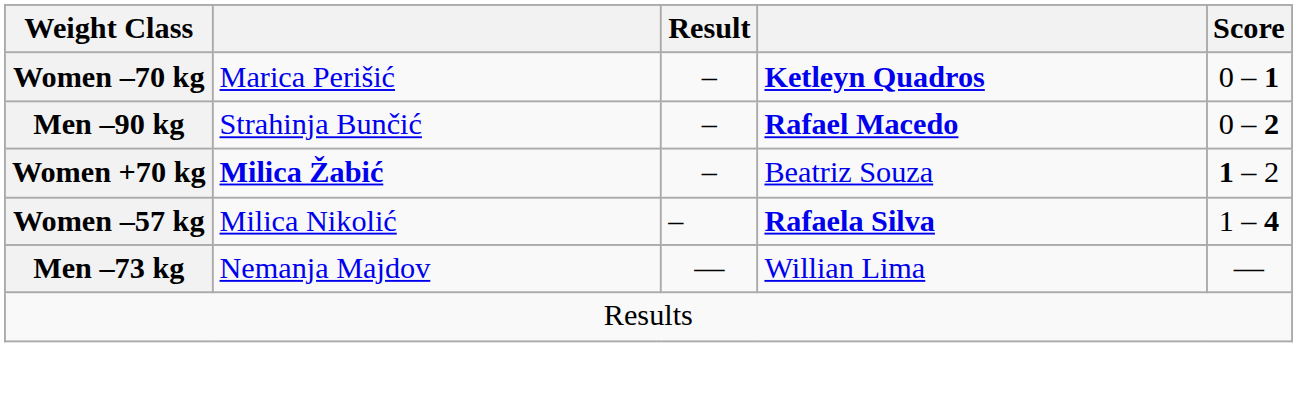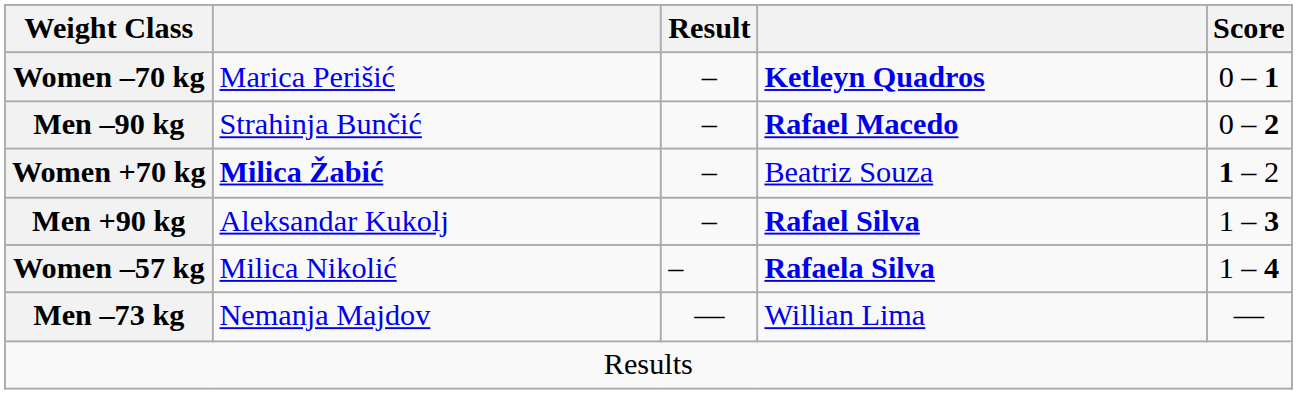+ row: (109, 220)
